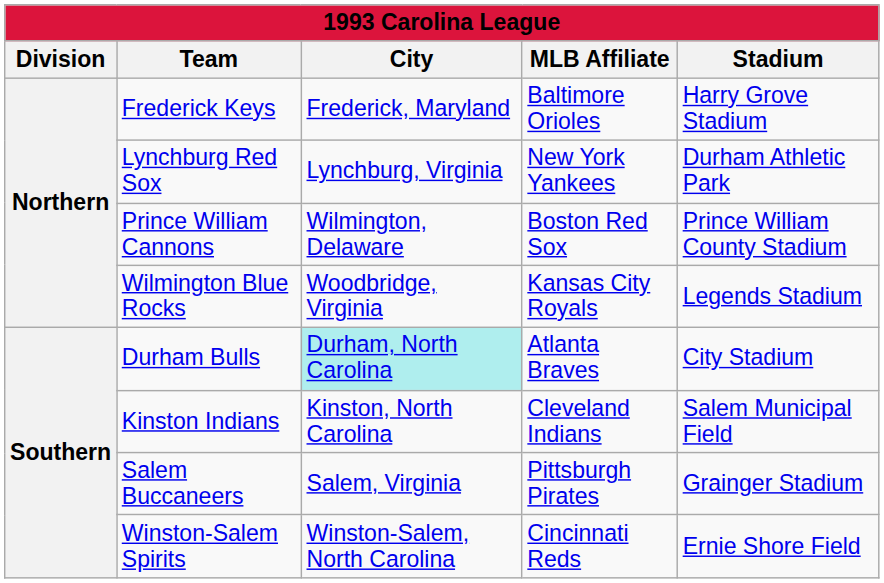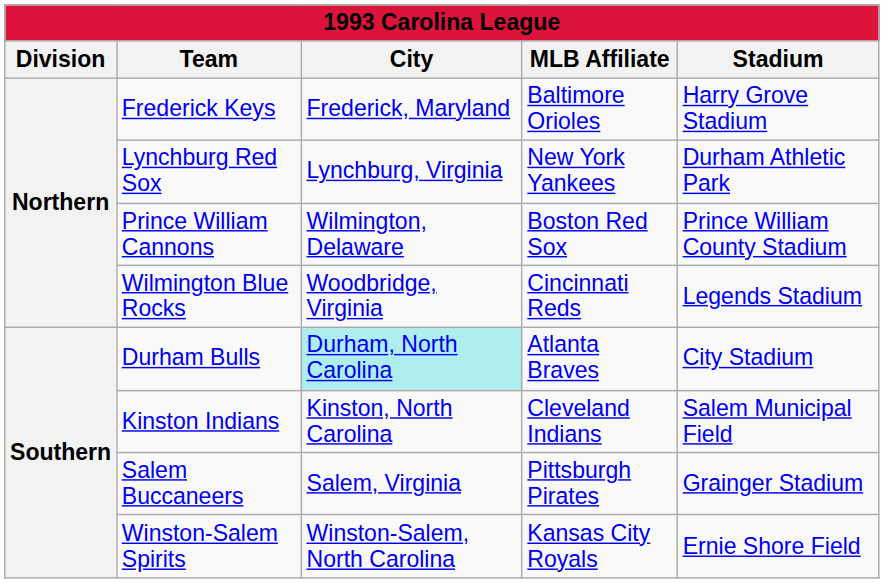(589, 296) Kansas City Royals -> (578, 296) Cincinnati Reds
(578, 546) Cincinnati Reds -> (589, 546) Kansas City Royals
